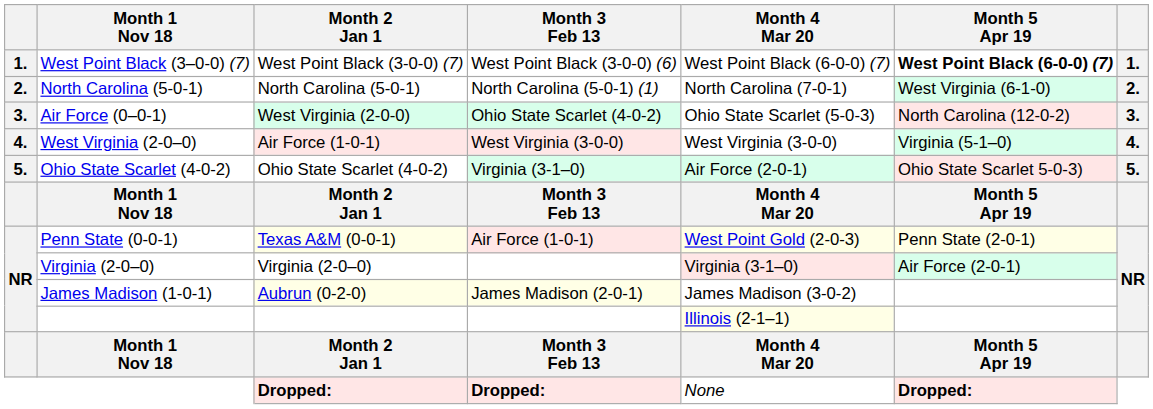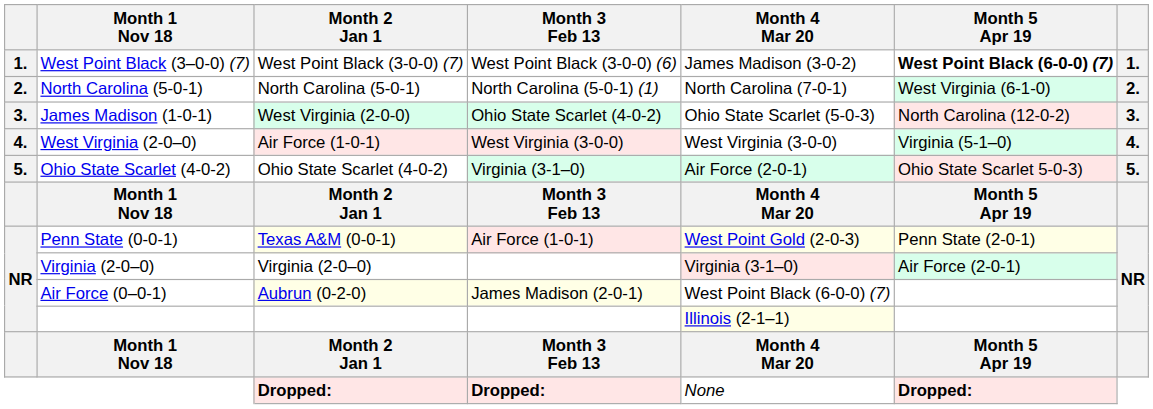(787, 63) West Point Black (6-0-0) (7) -> (770, 63) James Madison (3-0-2)
(104, 116) Air Force (0–0-1) -> (126, 116) James Madison (1-0-1)
(126, 293) James Madison (1-0-1) -> (104, 293) Air Force (0–0-1)
(770, 293) James Madison (3-0-2) -> (787, 293) West Point Black (6-0-0) (7)
